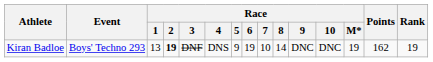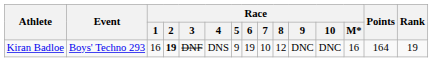(155, 48) 13 -> (155, 48) 16
(281, 48) 14 -> (281, 48) 12
(354, 48) 19 -> (354, 48) 16
(381, 48) 162 -> (381, 48) 164
